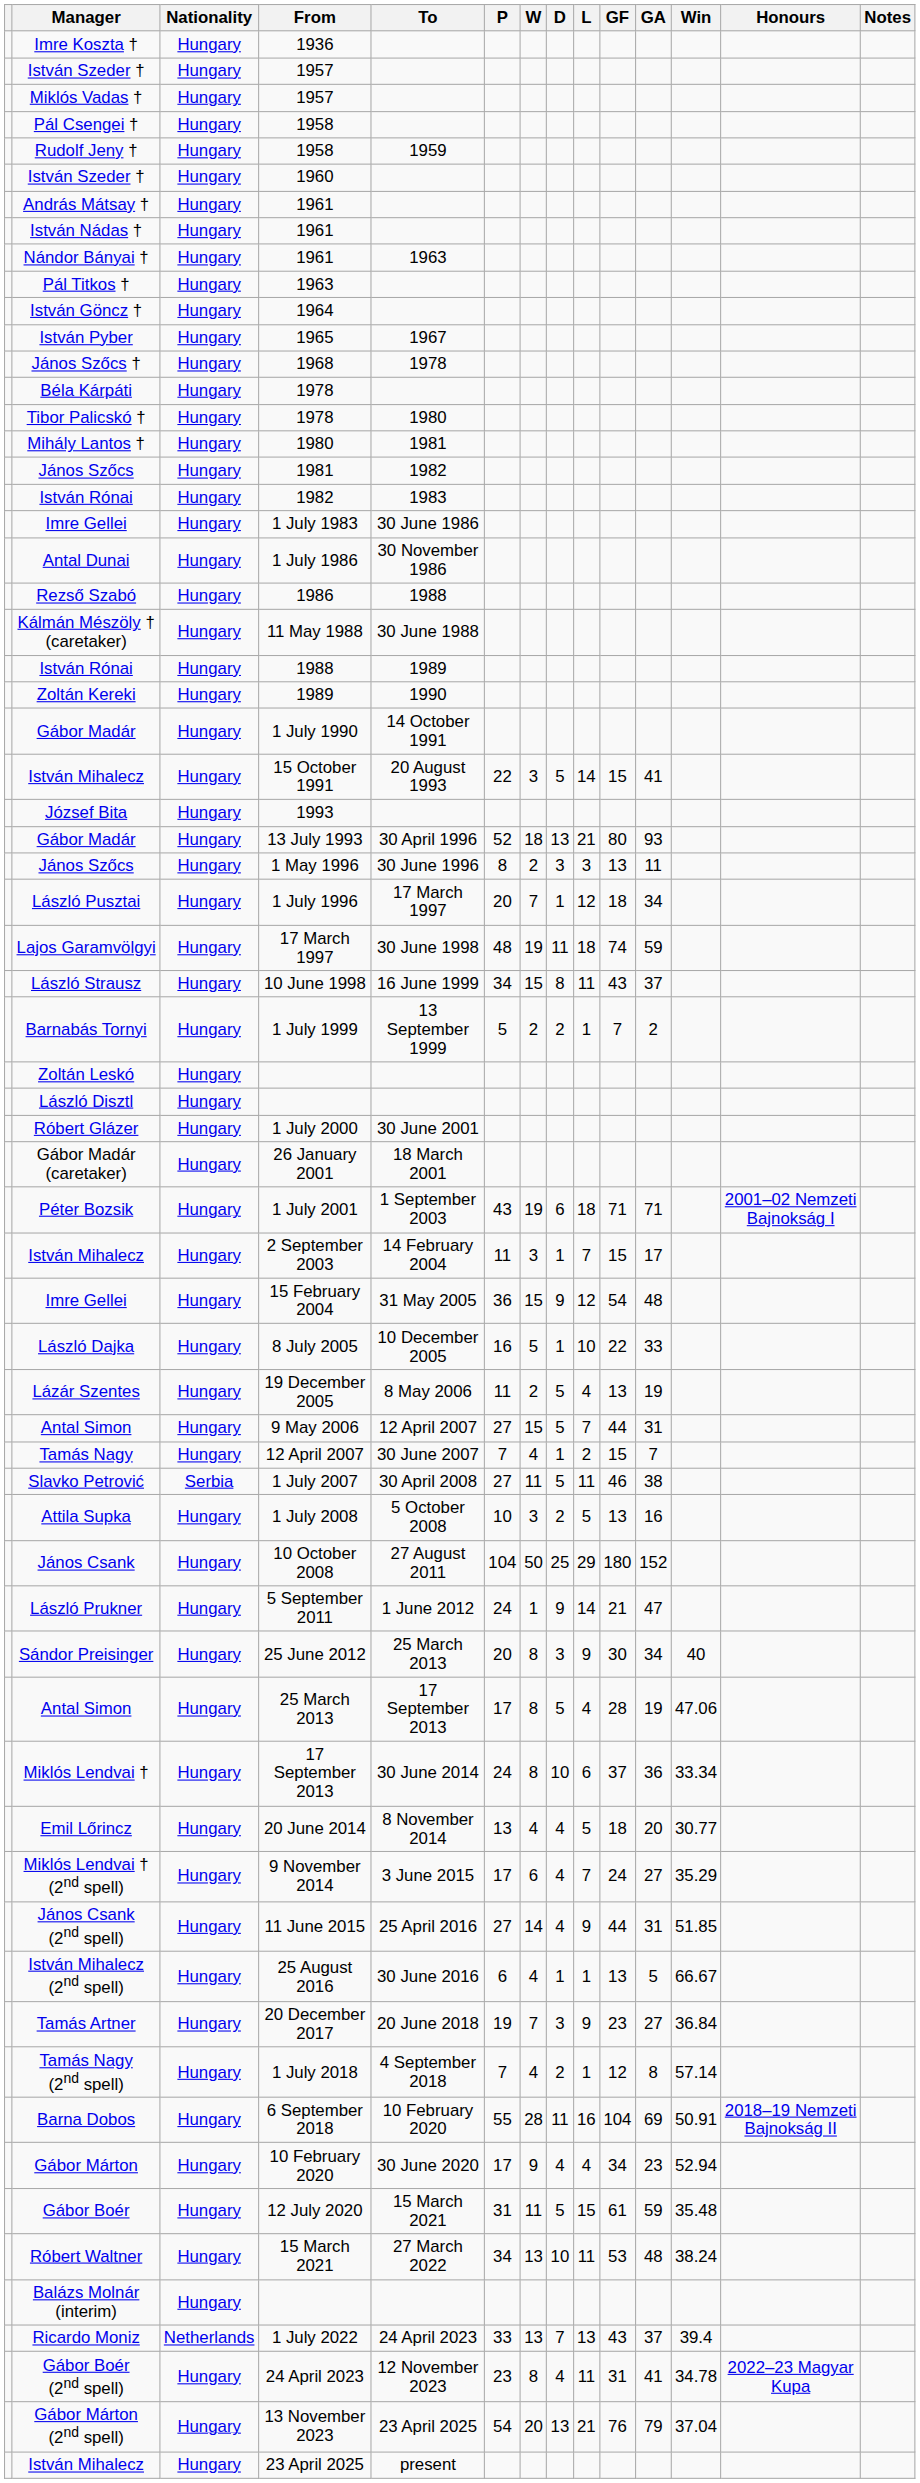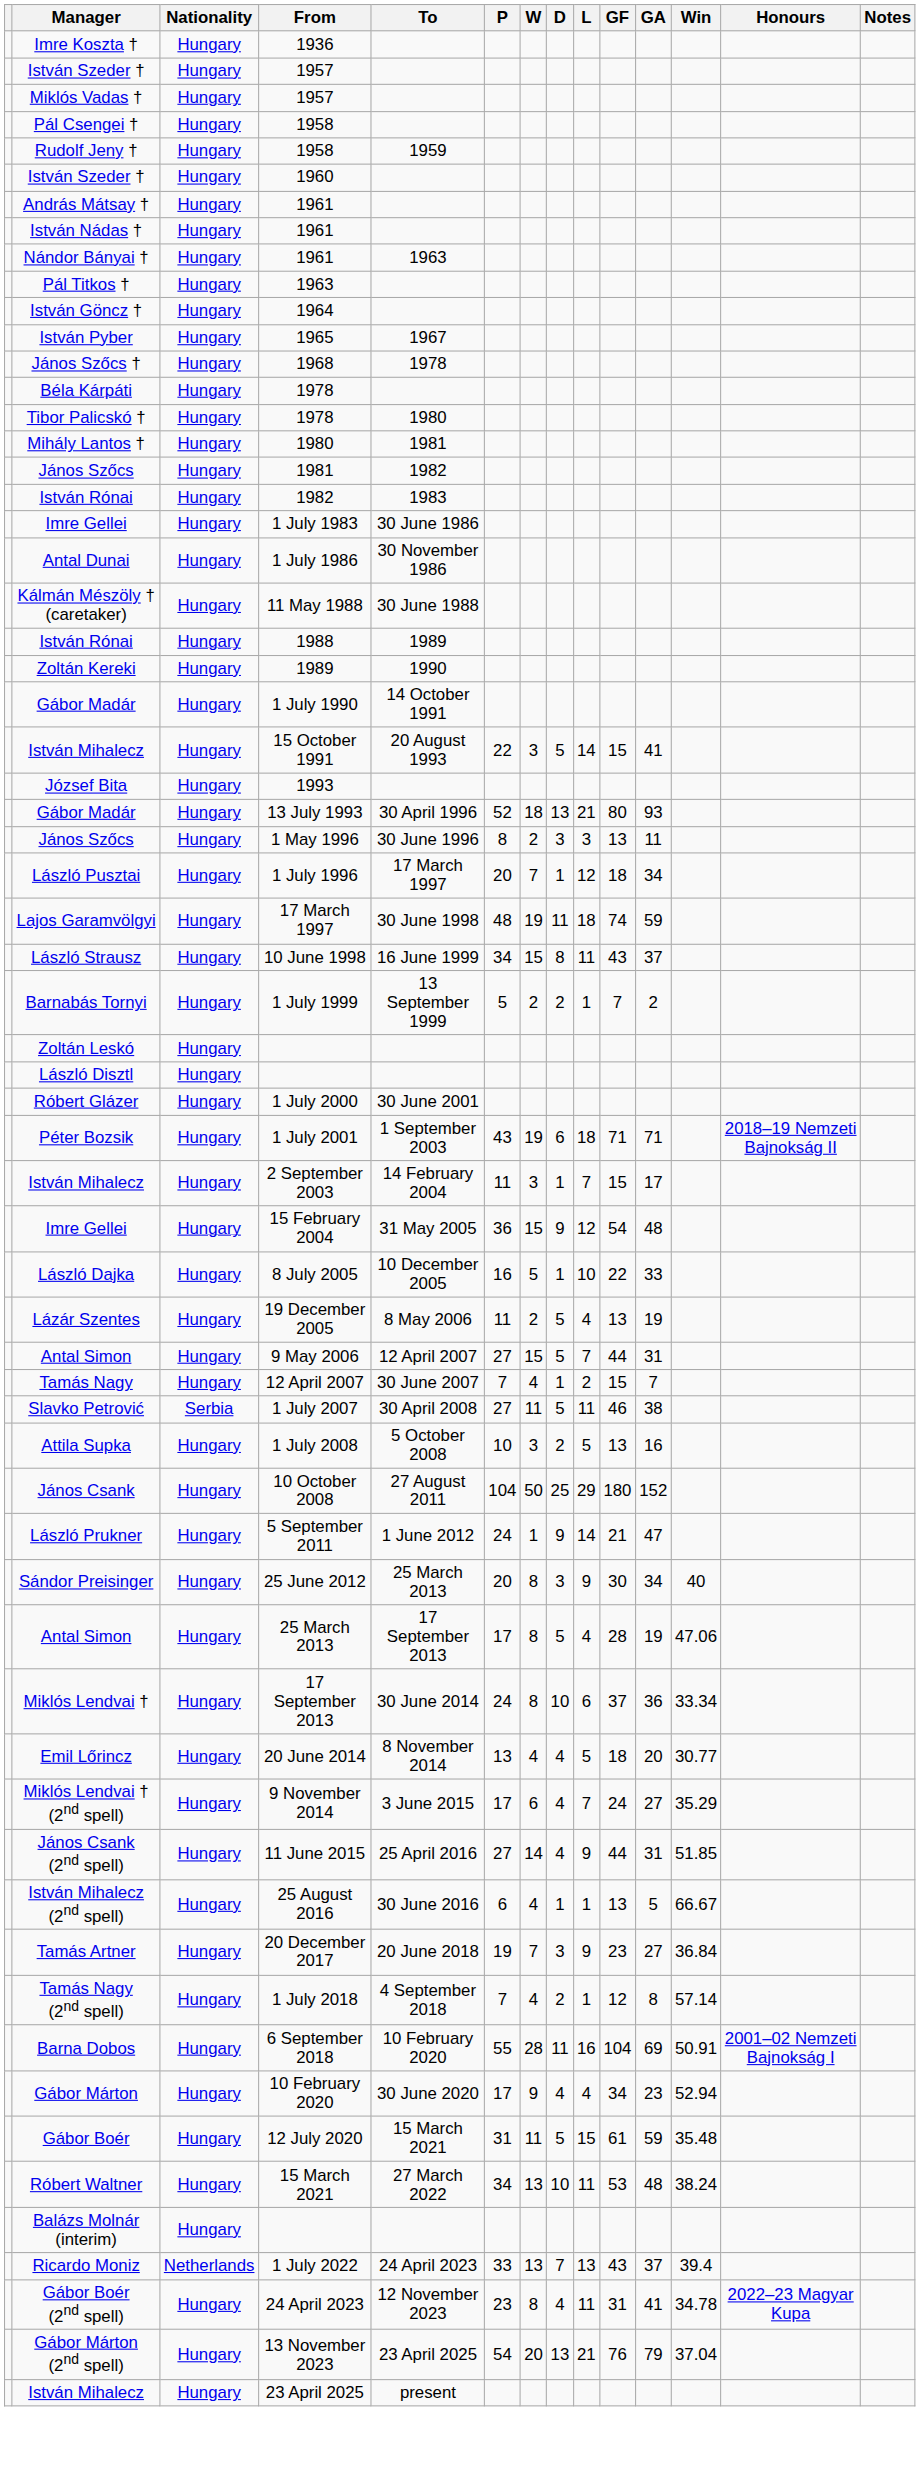- row: (86, 596)
- row: (86, 1164)
(791, 1209) 2001–02 Nemzeti Bajnokság I -> (791, 1137) 2018–19 Nemzeti Bajnokság II
(791, 2119) 2018–19 Nemzeti Bajnokság II -> (791, 2047) 2001–02 Nemzeti Bajnokság I
